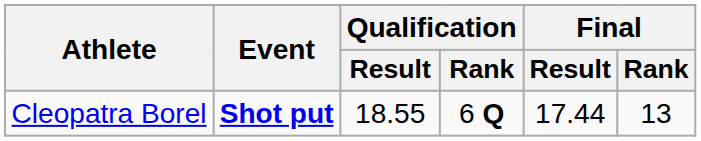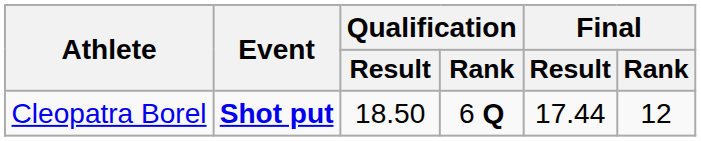(390, 114) 18.55 -> (390, 114) 18.50
(656, 114) 13 -> (656, 114) 12
